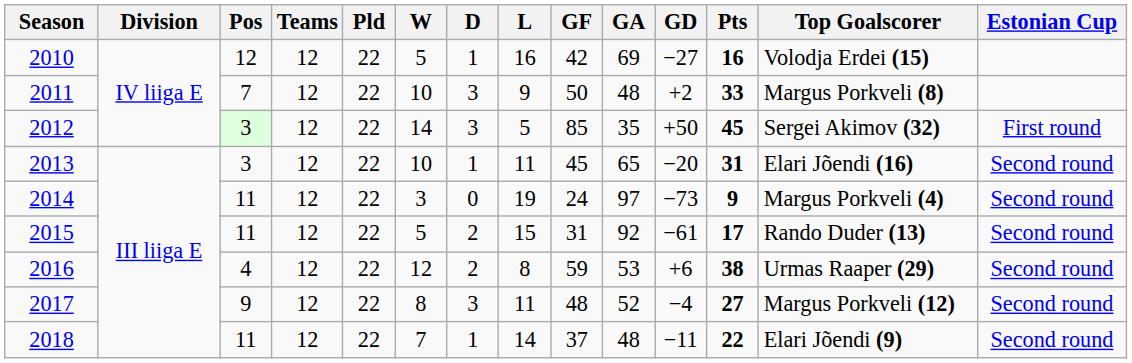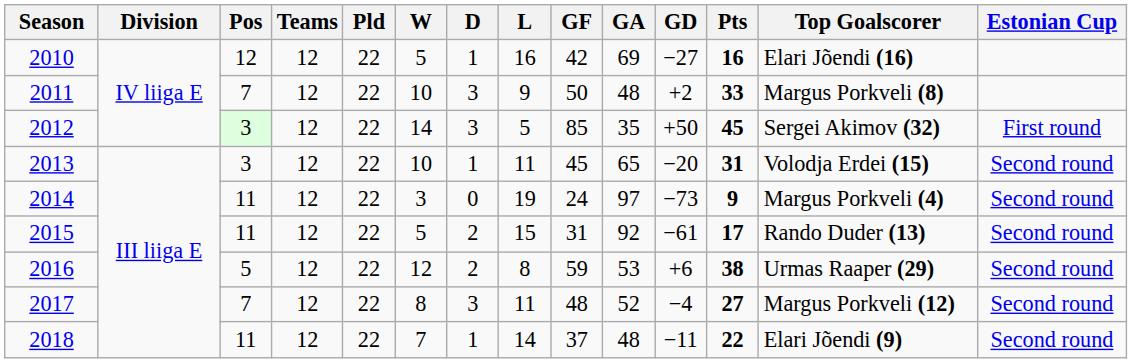(846, 57) Volodja Erdei (15) -> (838, 57) Elari Jõendi (16)
(838, 163) Elari Jõendi (16) -> (846, 163) Volodja Erdei (15)
(246, 269) 4 -> (246, 269) 5
(246, 304) 9 -> (246, 304) 7
